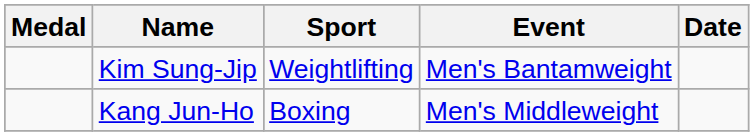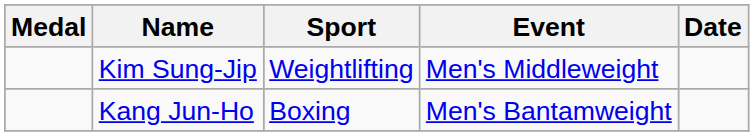(549, 68) Men's Bantamweight -> (542, 68) Men's Middleweight
(542, 110) Men's Middleweight -> (549, 110) Men's Bantamweight
